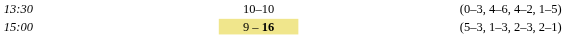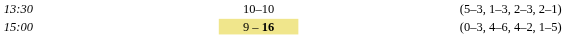(511, 9) (0–3, 4–6, 4–2, 1–5) -> (511, 9) (5–3, 1–3, 2–3, 2–1)
(511, 26) (5–3, 1–3, 2–3, 2–1) -> (511, 26) (0–3, 4–6, 4–2, 1–5)
